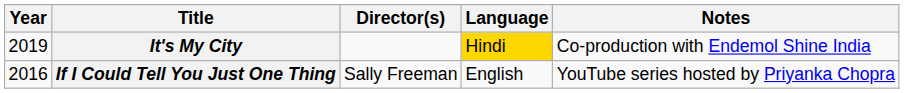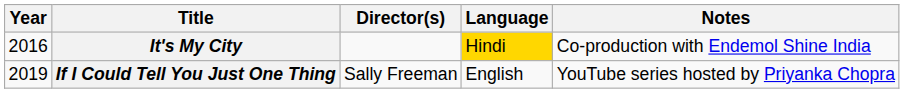(28, 46) 2019 -> (28, 46) 2016
(28, 74) 2016 -> (28, 74) 2019
